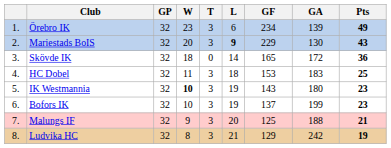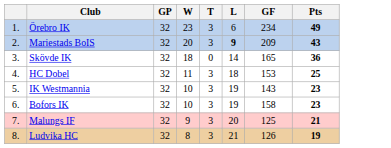- column: (316, 12)
(268, 43) 229 -> (268, 43) 209
(188, 89) bold -> (188, 89) normal
(268, 105) 137 -> (268, 105) 158
(268, 136) 129 -> (268, 136) 126
